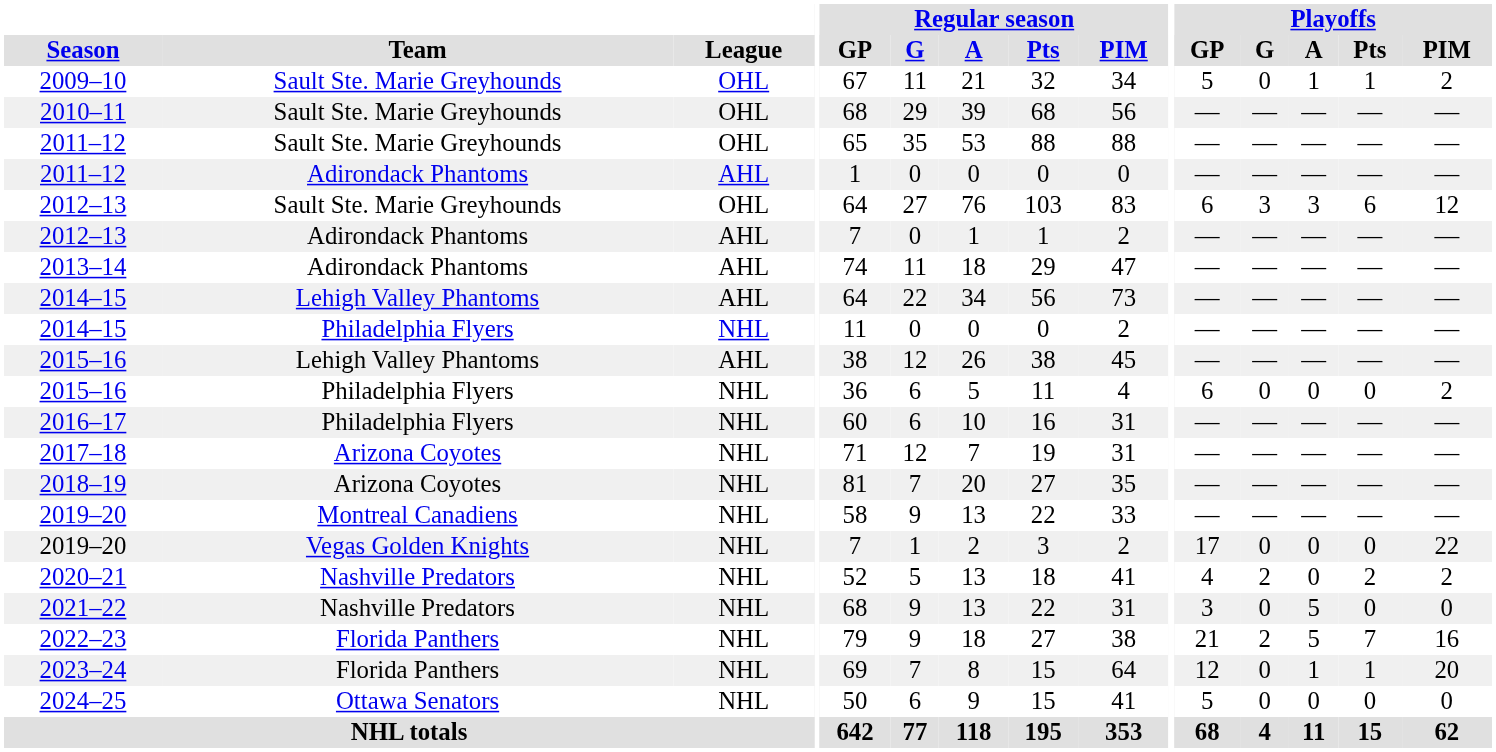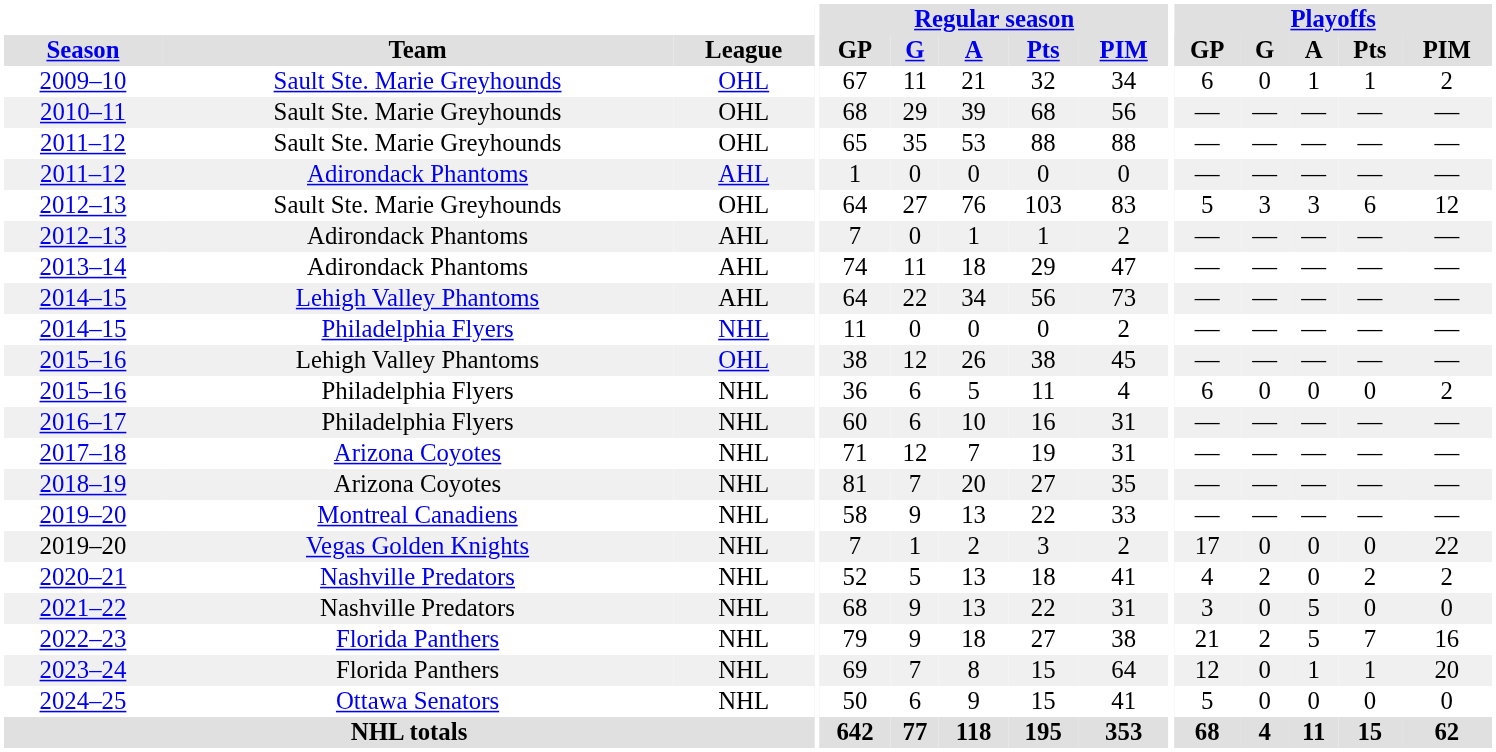(1207, 81) 5 -> (1207, 81) 6
(1207, 205) 6 -> (1207, 205) 5
(744, 360) AHL -> (744, 360) OHL
